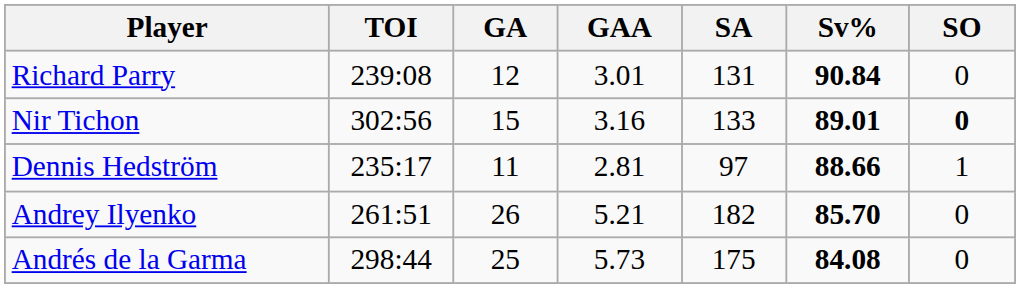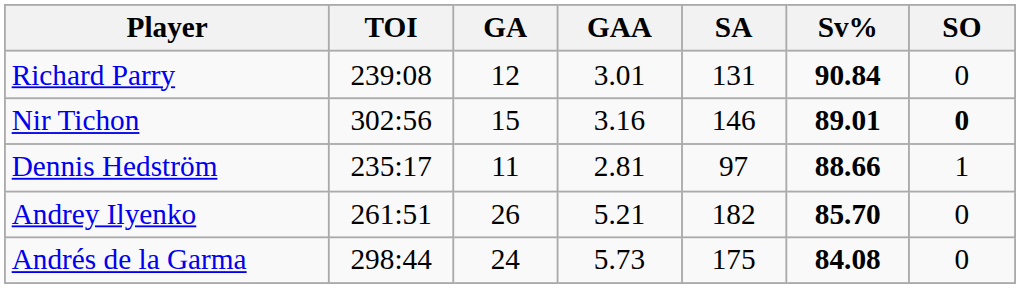(734, 120) 133 -> (734, 120) 146
(505, 259) 25 -> (505, 259) 24
